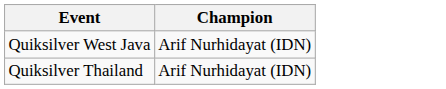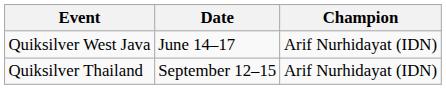+ column: (217, 17)
